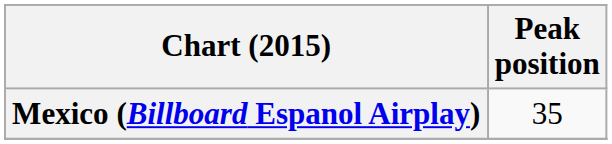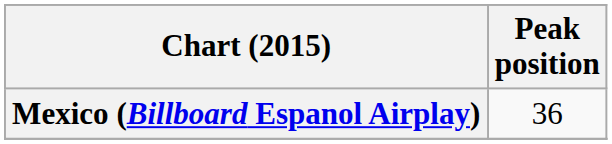(547, 113) 35 -> (547, 113) 36
